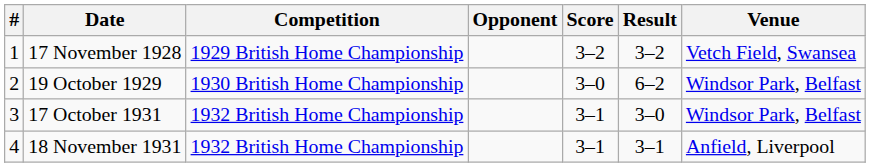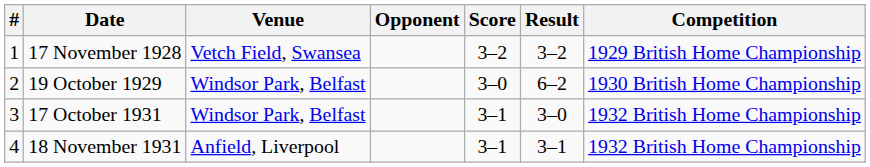columns swapped: (773, 20) <-> (327, 20)
